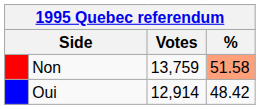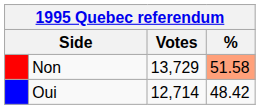(175, 67) 13,759 -> (175, 67) 13,729
(175, 92) 12,914 -> (175, 92) 12,714
